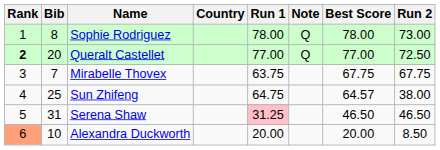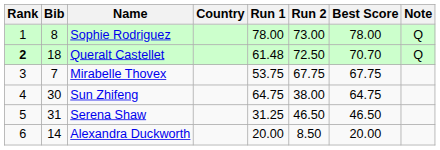columns swapped: (415, 14) <-> (305, 14)
(54, 54) 20 -> (54, 54) 18
(268, 54) 77.00 -> (268, 54) 61.48
(358, 54) 77.00 -> (365, 54) 70.70
(268, 74) 63.75 -> (268, 74) 53.75
(54, 94) 25 -> (54, 94) 30
(358, 94) 64.57 -> (365, 94) 64.75
(268, 114) pink background -> (268, 114) no background
(23, 134) lightsalmon background -> (23, 134) no background
(54, 134) 10 -> (54, 134) 14
